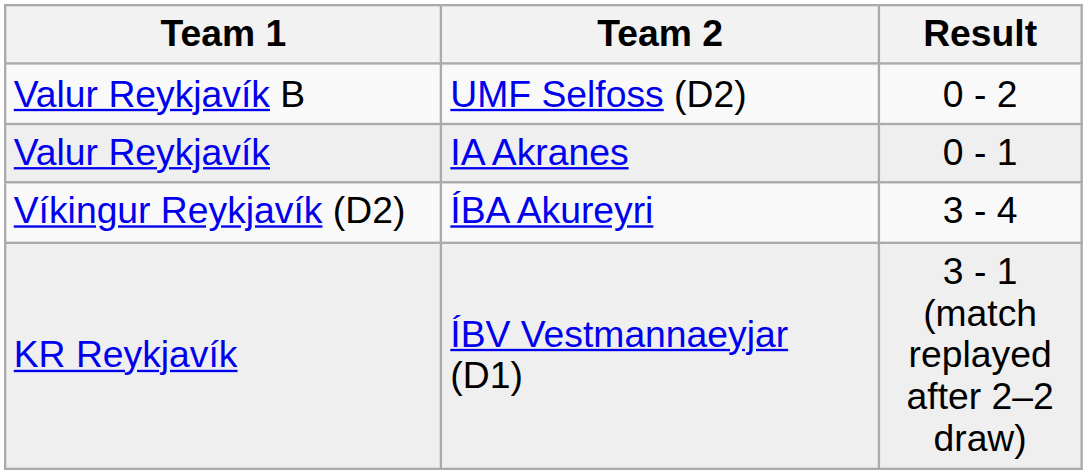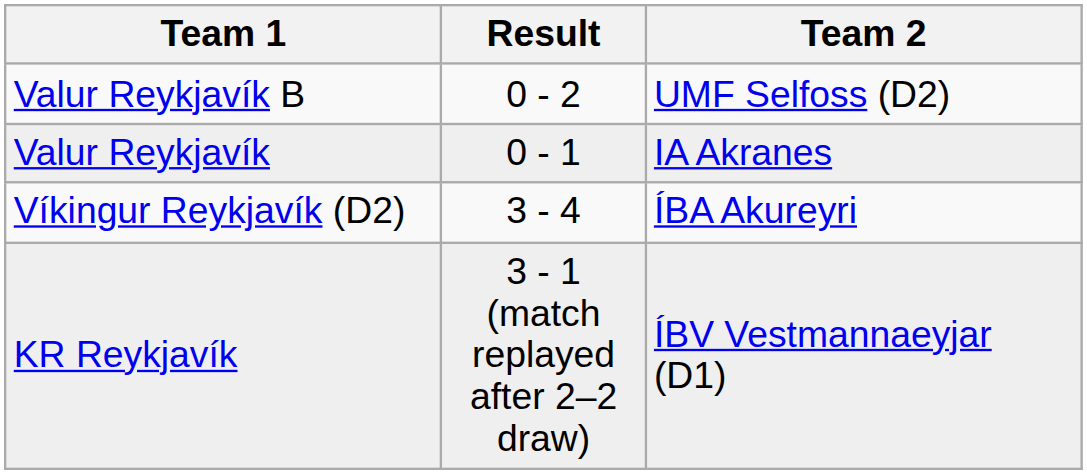columns swapped: (660, 34) <-> (980, 34)
